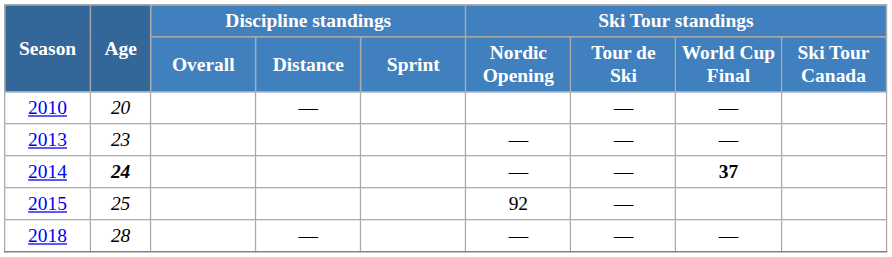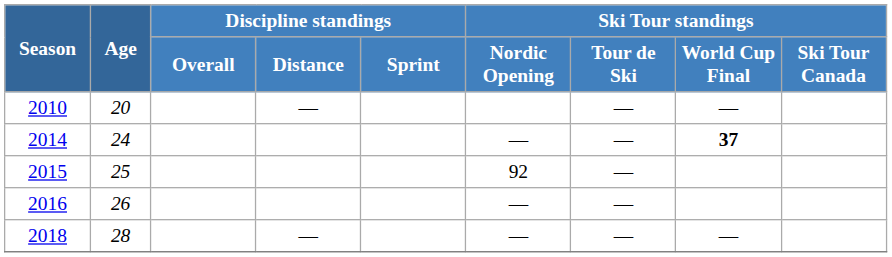- row: (48, 140)
(121, 172) bold -> (121, 140) normal
+ row: (48, 204)
